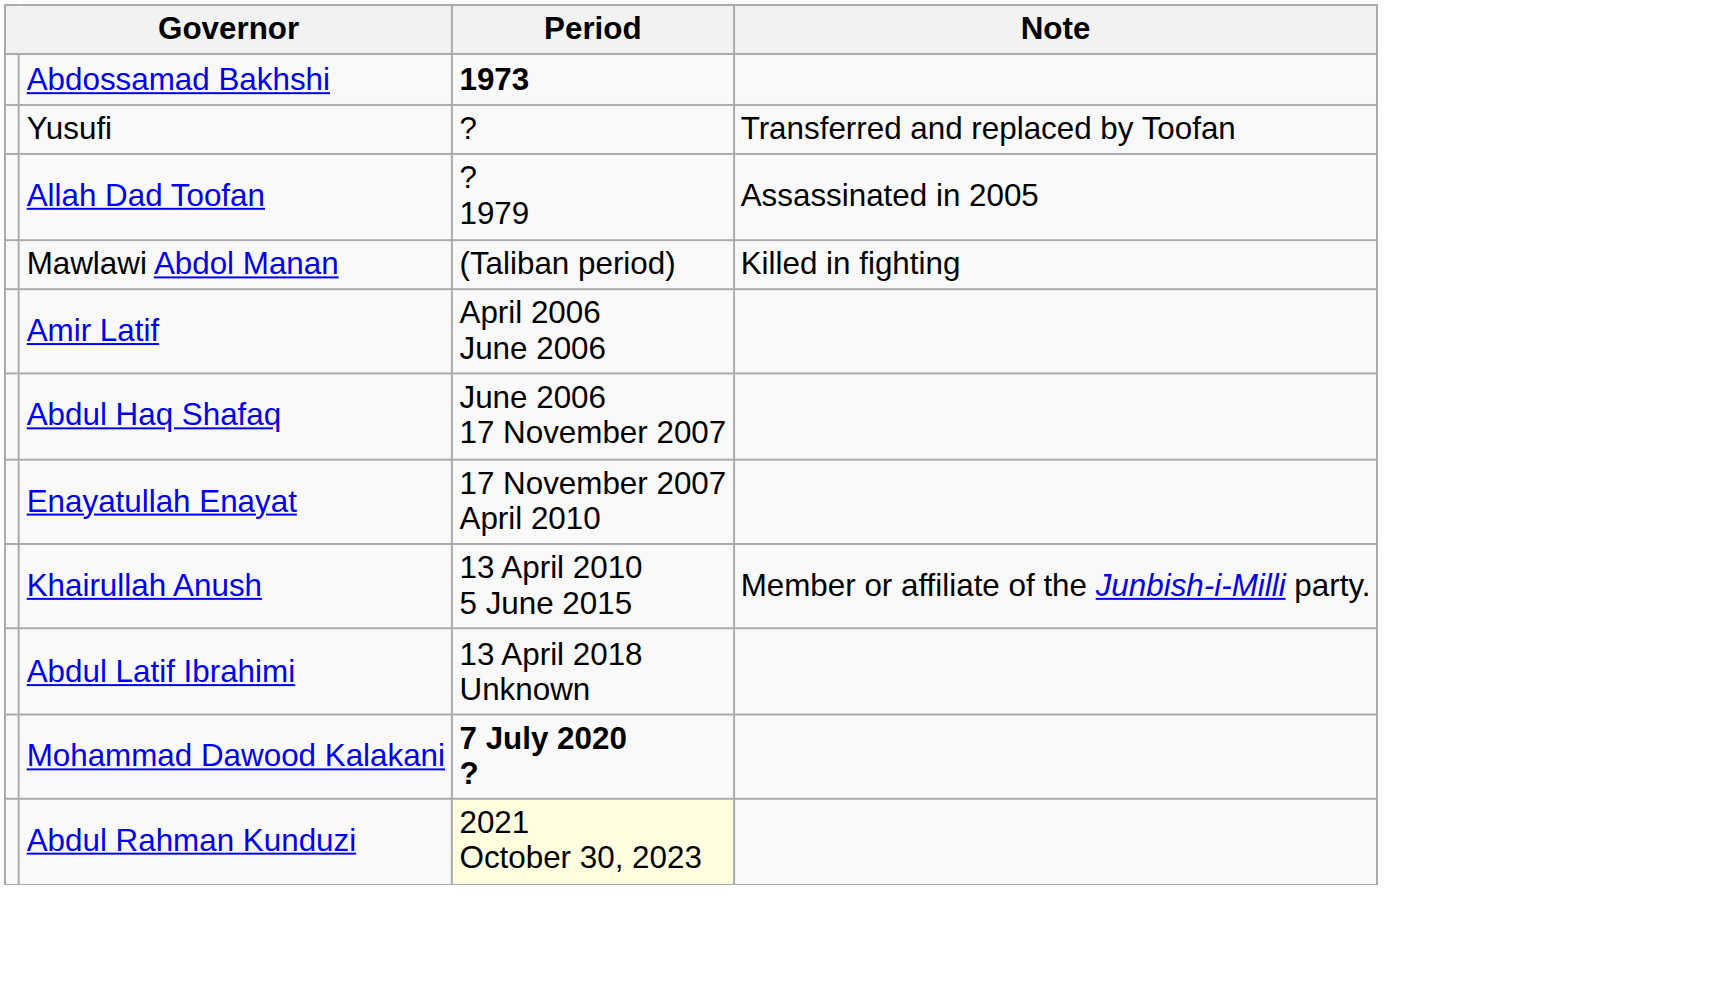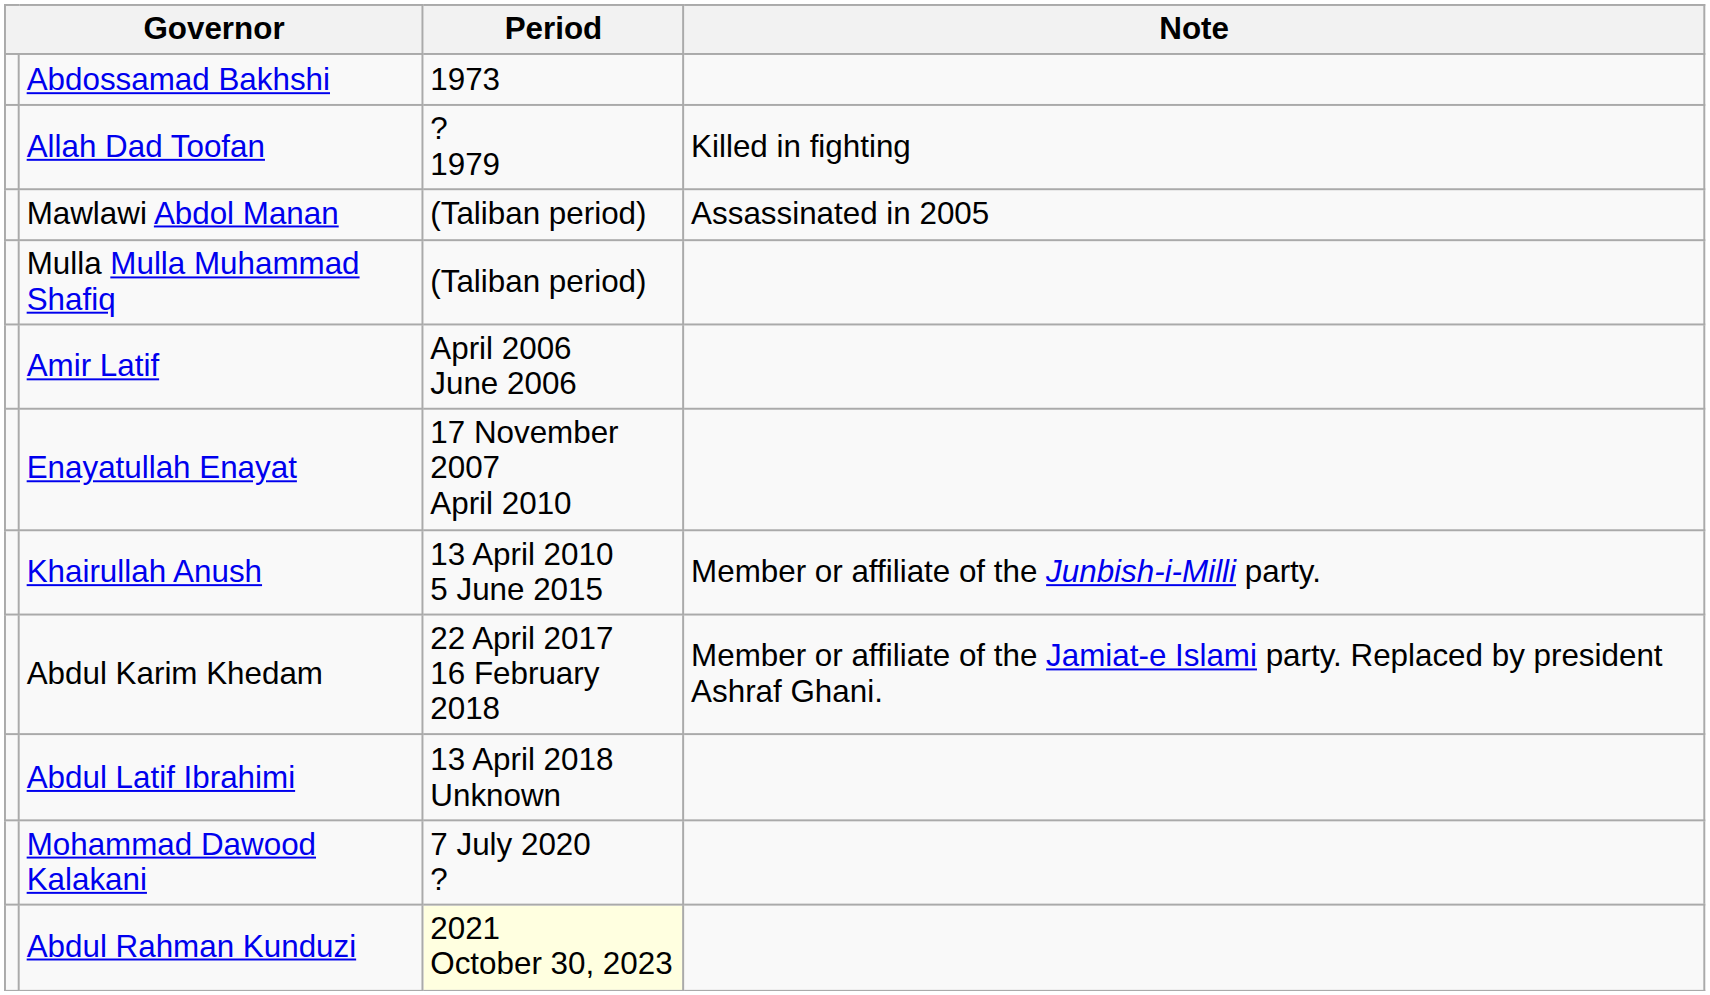(494, 79) bold -> (465, 79) normal
- row: (69, 128)
(890, 196) Assassinated in 2005 -> (801, 146) Killed in fighting
(851, 263) Killed in fighting -> (840, 213) Assassinated in 2005
+ row: (193, 281)
- row: (154, 415)
+ row: (175, 674)
(543, 756) bold -> (511, 861) normal
